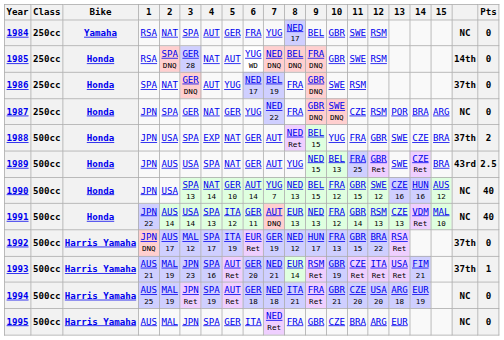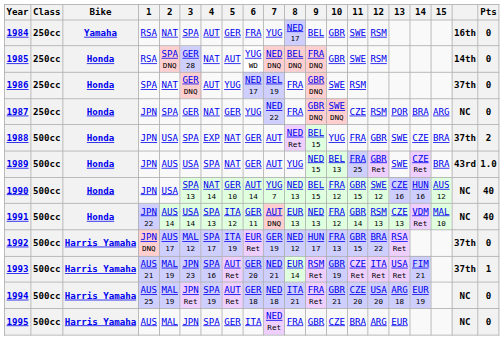(465, 33) NC -> (465, 33) 16th
(489, 164) 2.5 -> (489, 164) 1.0
